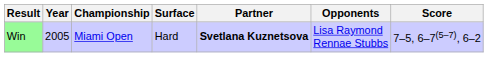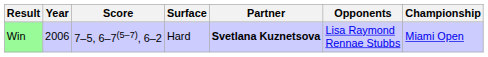columns swapped: (112, 12) <-> (437, 12)
(57, 36) 2005 -> (57, 36) 2006
